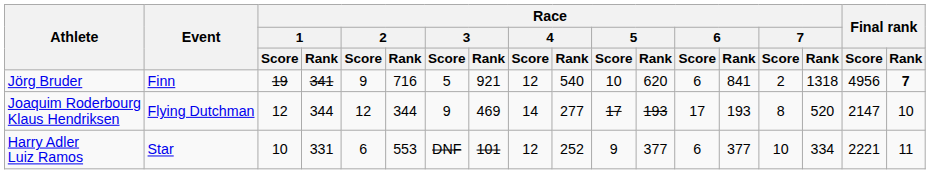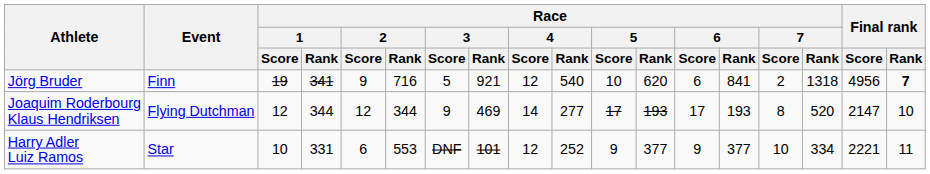(697, 150) 6 -> (697, 150) 9
